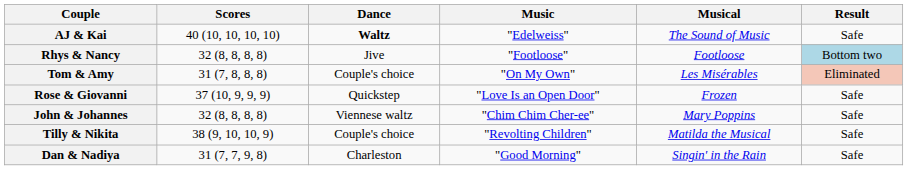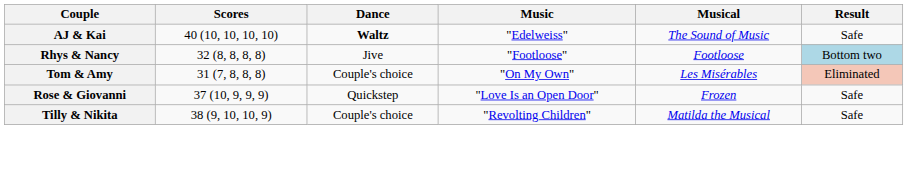- row: (81, 114)
- row: (81, 154)
